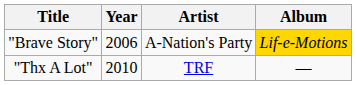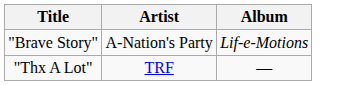- column: (121, 17)
(304, 42) gold background -> (264, 42) no background
